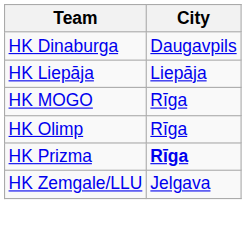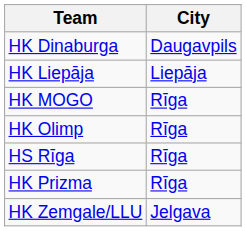+ row: (42, 156)
(169, 156) bold -> (169, 184) normal
